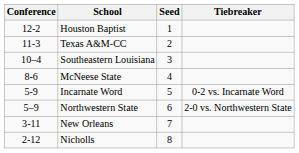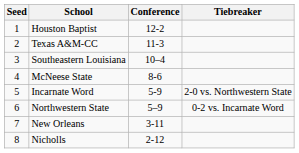columns swapped: (169, 12) <-> (31, 12)
(238, 92) 0-2 vs. Incarnate Word -> (238, 92) 2-0 vs. Northwestern State
(238, 108) 2-0 vs. Northwestern State -> (238, 108) 0-2 vs. Incarnate Word
